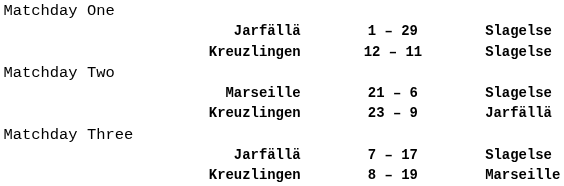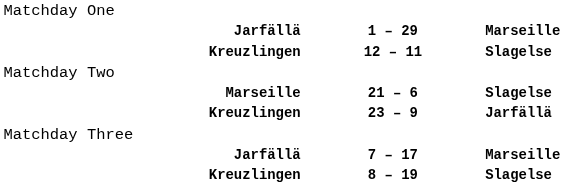(519, 32) Slagelse -> (523, 32) Marseille
(519, 155) Slagelse -> (523, 155) Marseille
(523, 176) Marseille -> (519, 176) Slagelse
